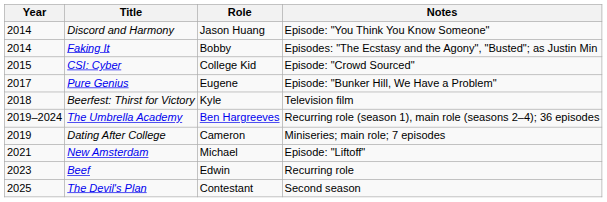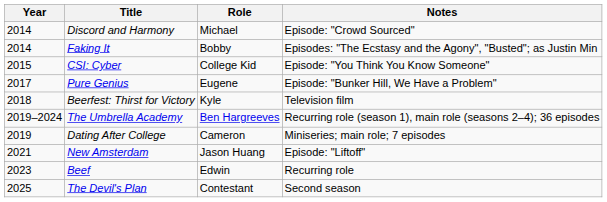(232, 30) Jason Huang -> (219, 30) Michael
(387, 30) Episode: "You Think You Know Someone" -> (350, 30) Episode: "Crowd Sourced"
(350, 65) Episode: "Crowd Sourced" -> (387, 65) Episode: "You Think You Know Someone"
(219, 153) Michael -> (232, 153) Jason Huang
